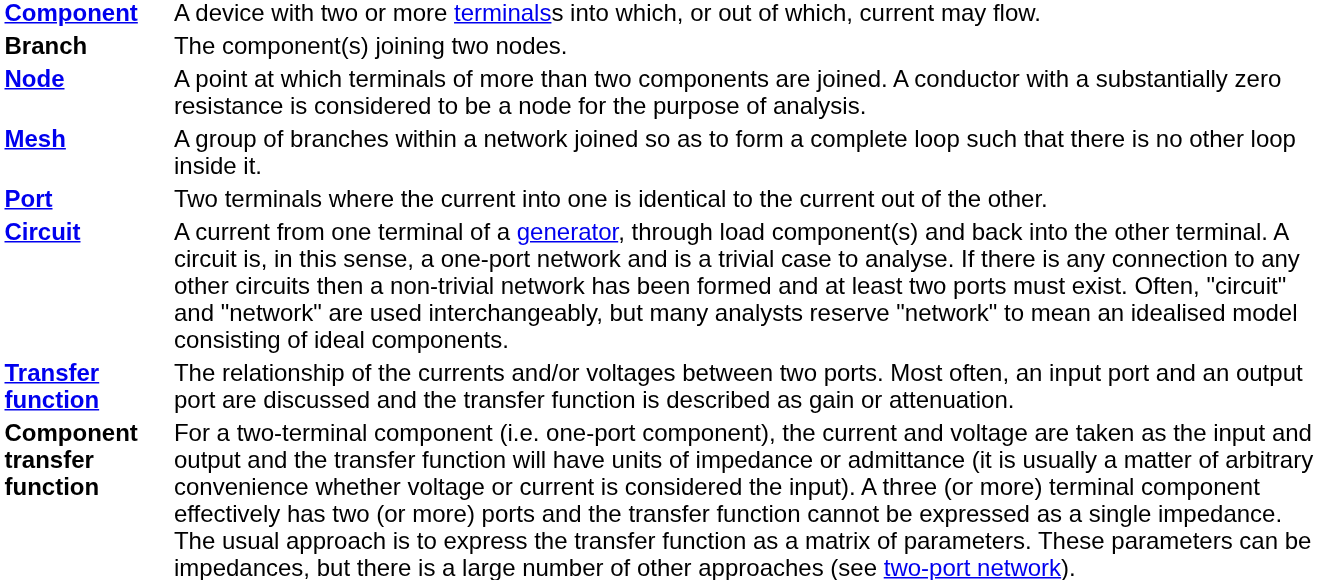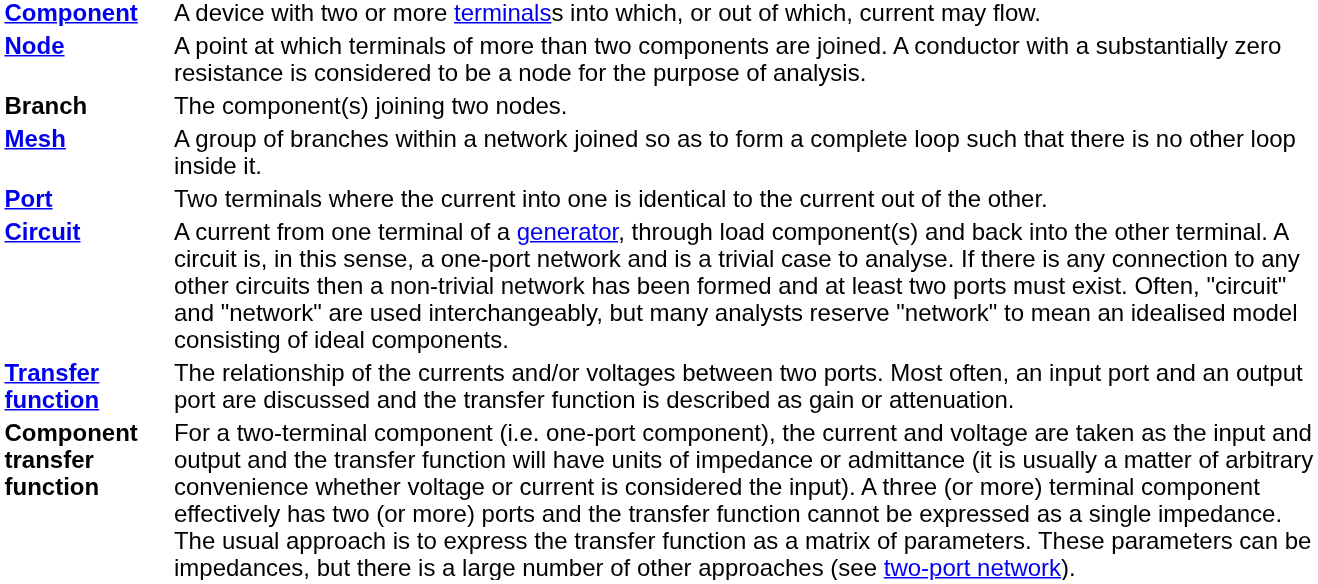rows swapped: (34, 78) <-> (46, 45)
